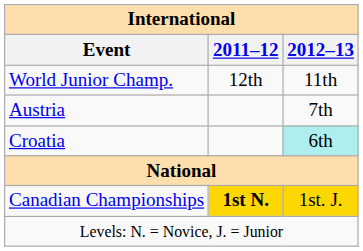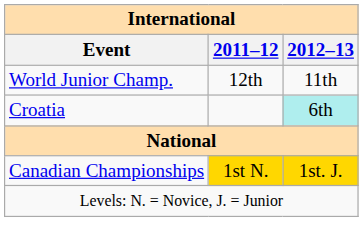- row: (37, 110)
(246, 200) bold -> (246, 170) normal
